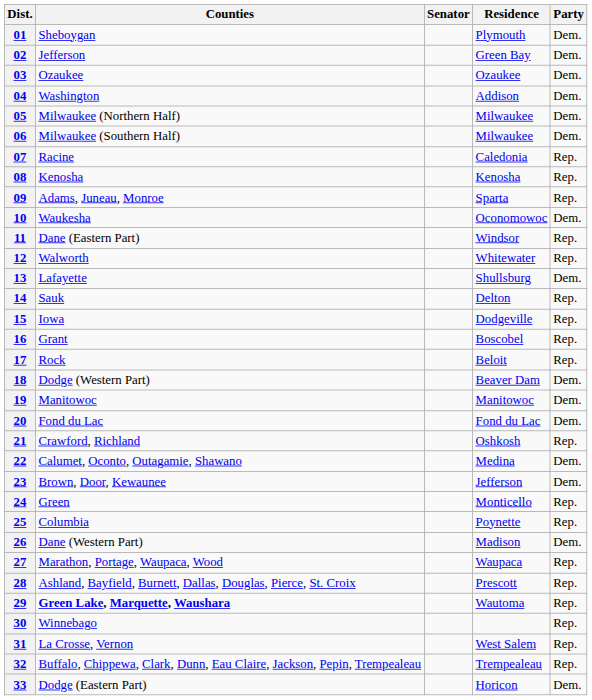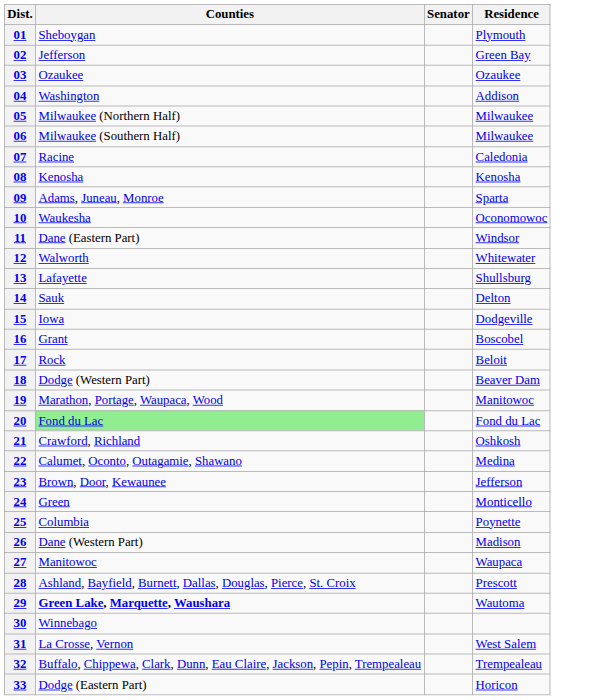- column: (569, 14)
(68, 400) Manitowoc -> (131, 400) Marathon, Portage, Waupaca, Wood
(71, 420) no background -> (71, 420) lightgreen background
(131, 562) Marathon, Portage, Waupaca, Wood -> (68, 562) Manitowoc
